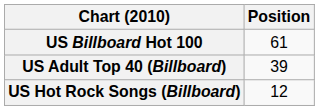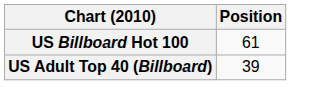- row: (124, 92)
